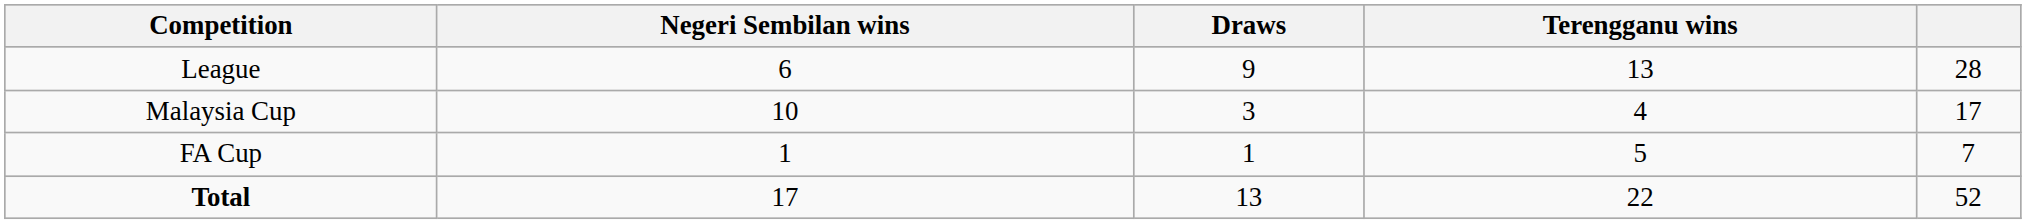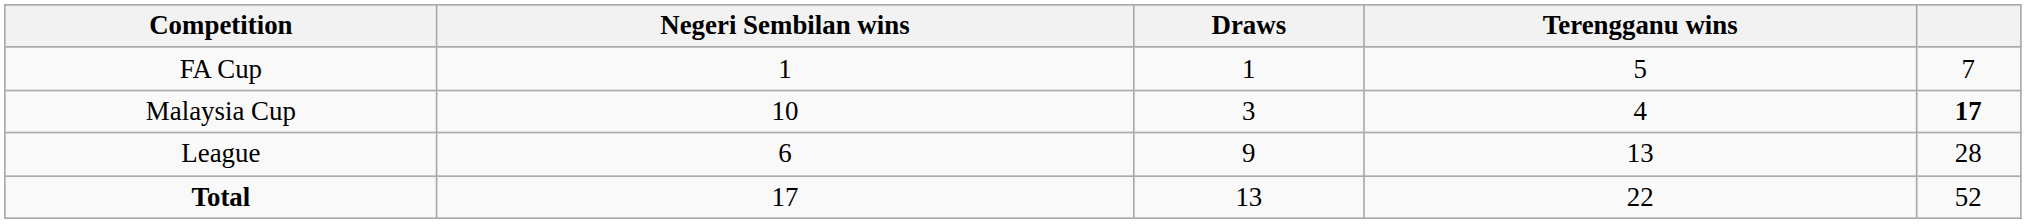rows swapped: (221, 68) <-> (221, 153)
(1968, 111) normal -> (1968, 111) bold
